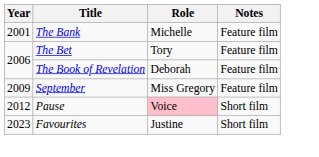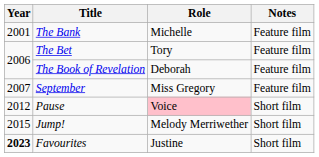(19, 87) 2009 -> (19, 87) 2007
+ row: (50, 124)
(19, 124) normal -> (19, 143) bold
